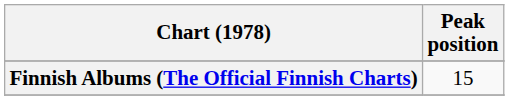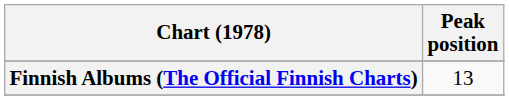(463, 77) 15 -> (463, 77) 13
